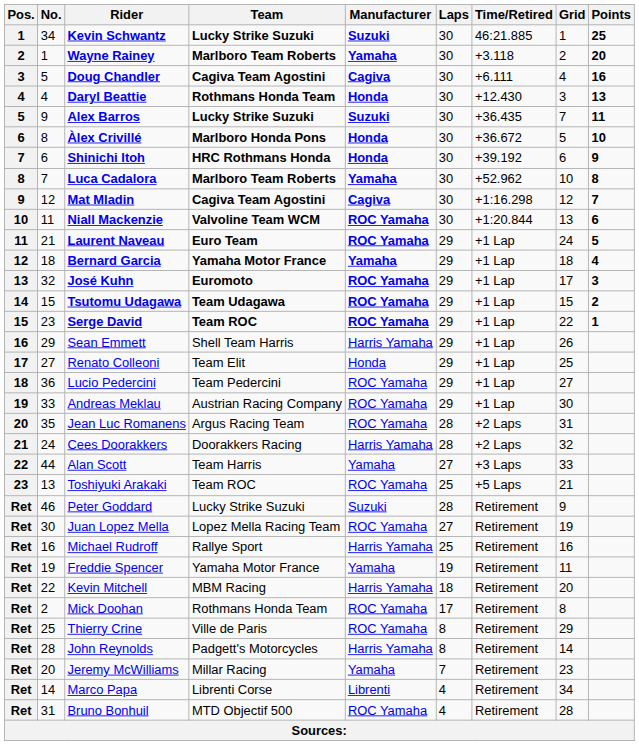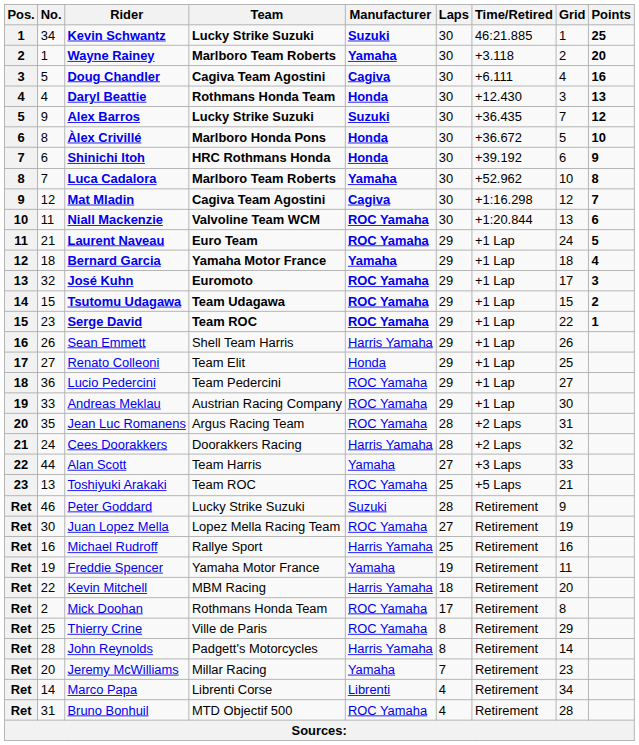(598, 117) 11 -> (599, 117) 12
(48, 342) 29 -> (48, 342) 26
